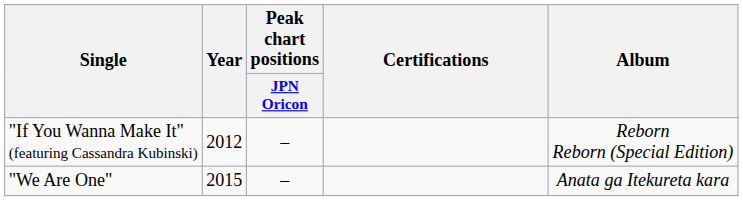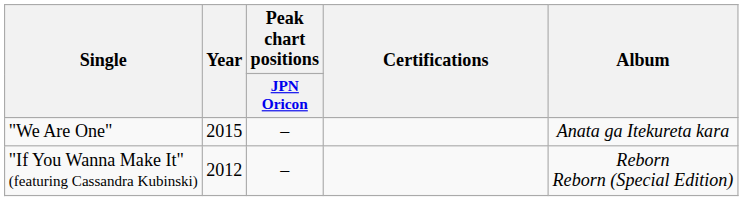rows swapped: (103, 141) <-> (61, 180)
